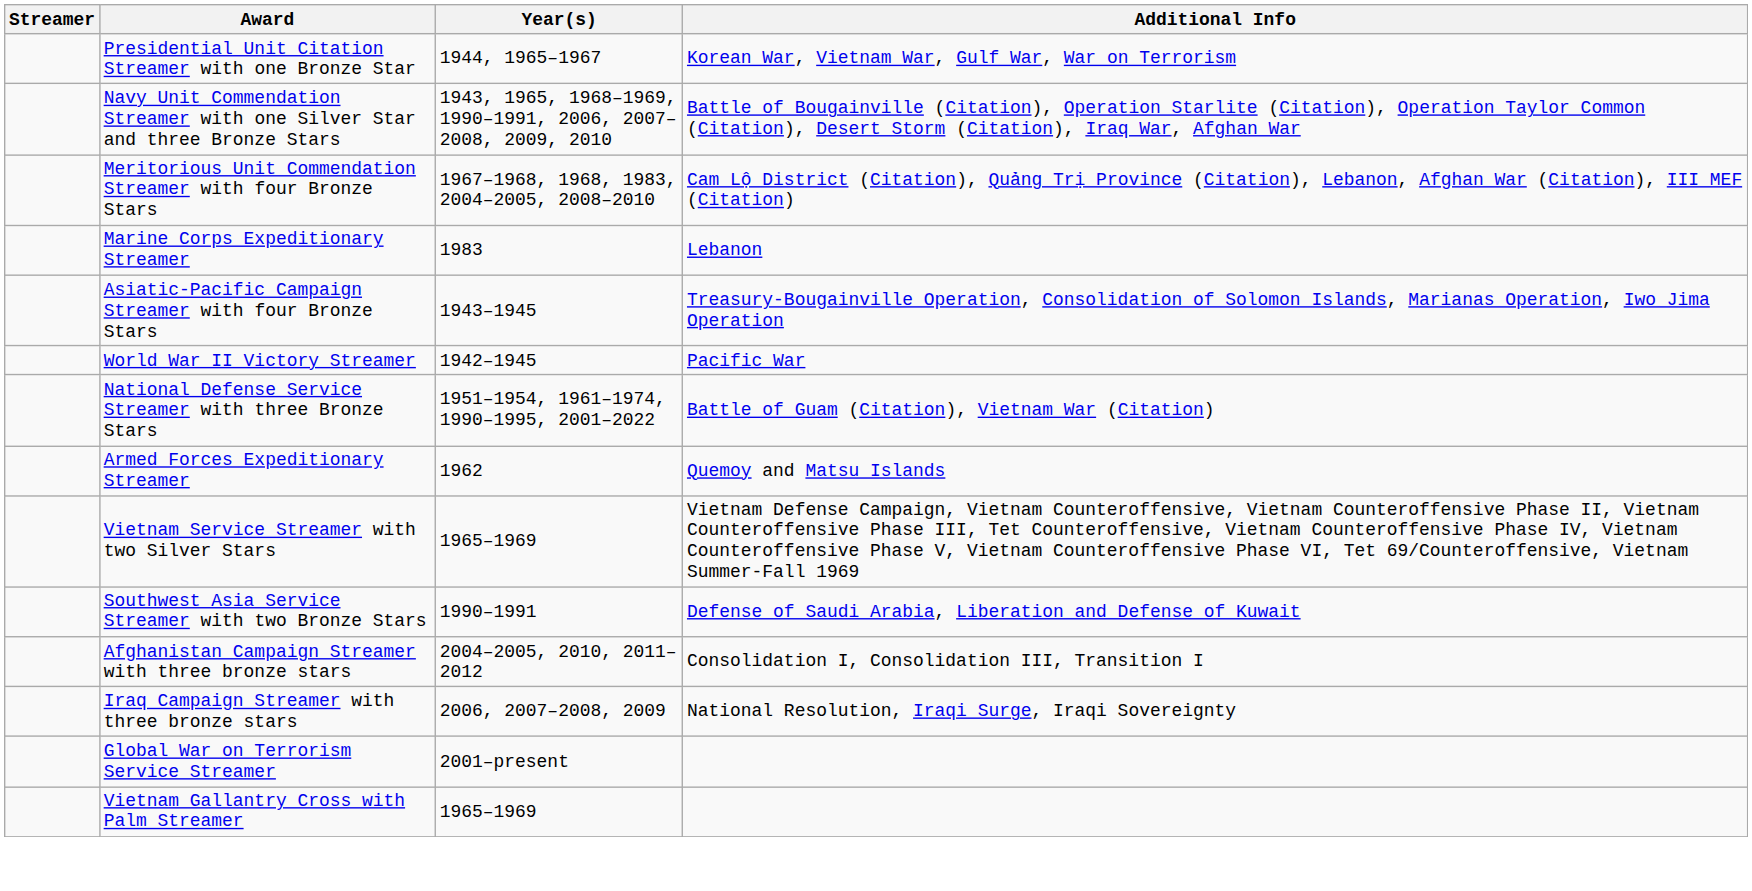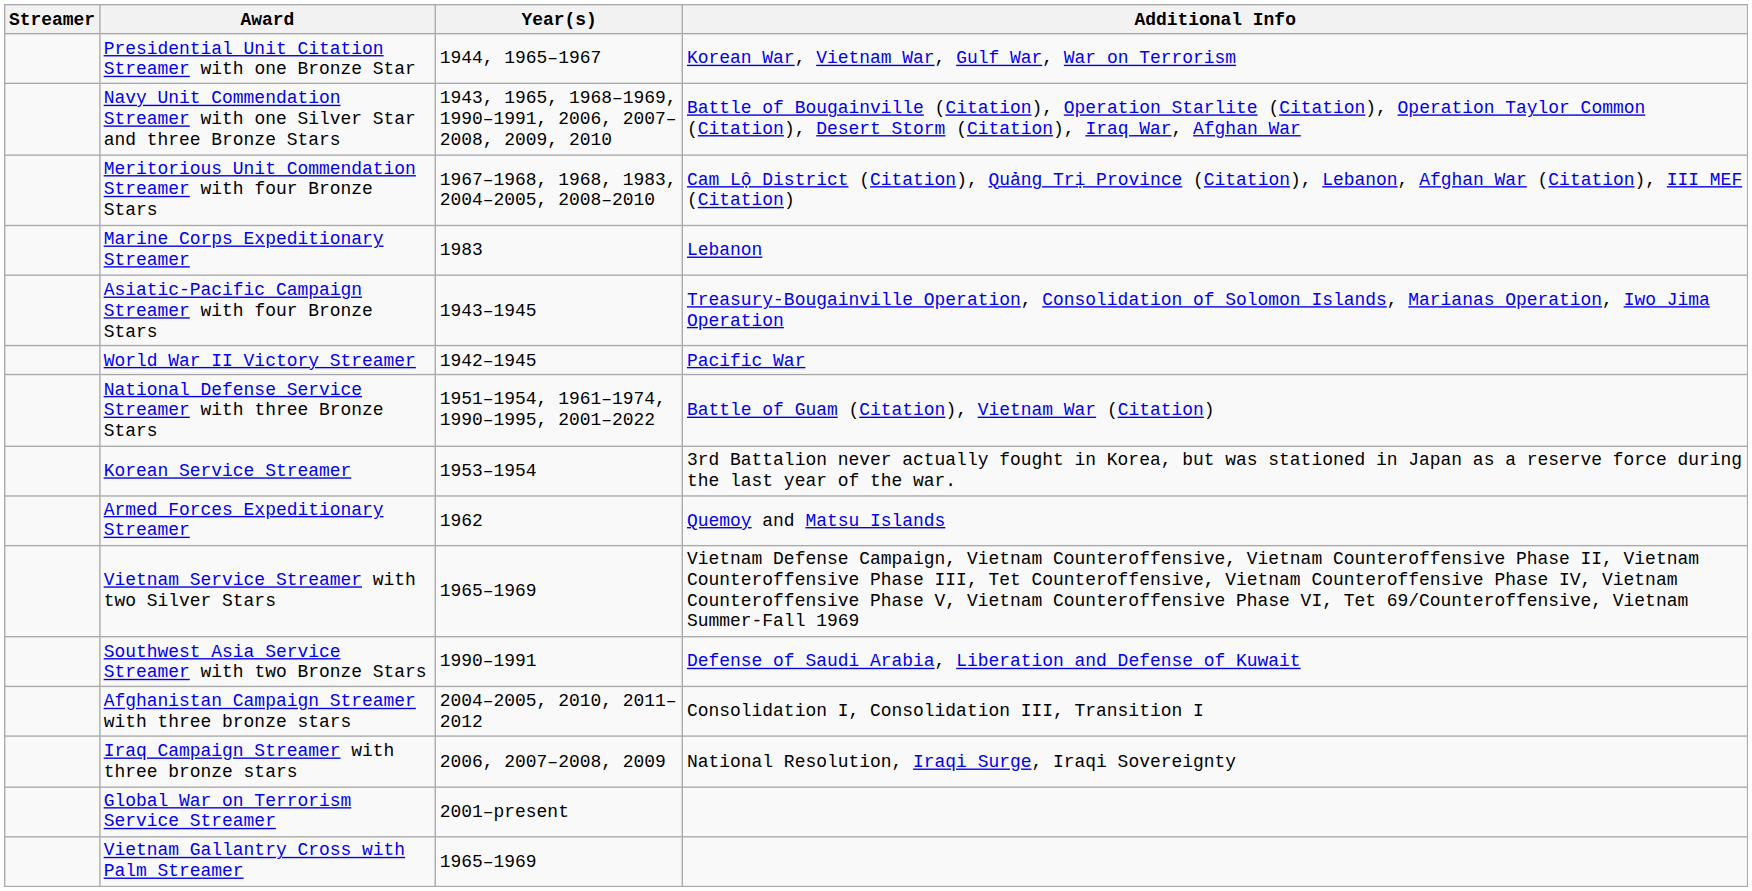+ row: (227, 471)
